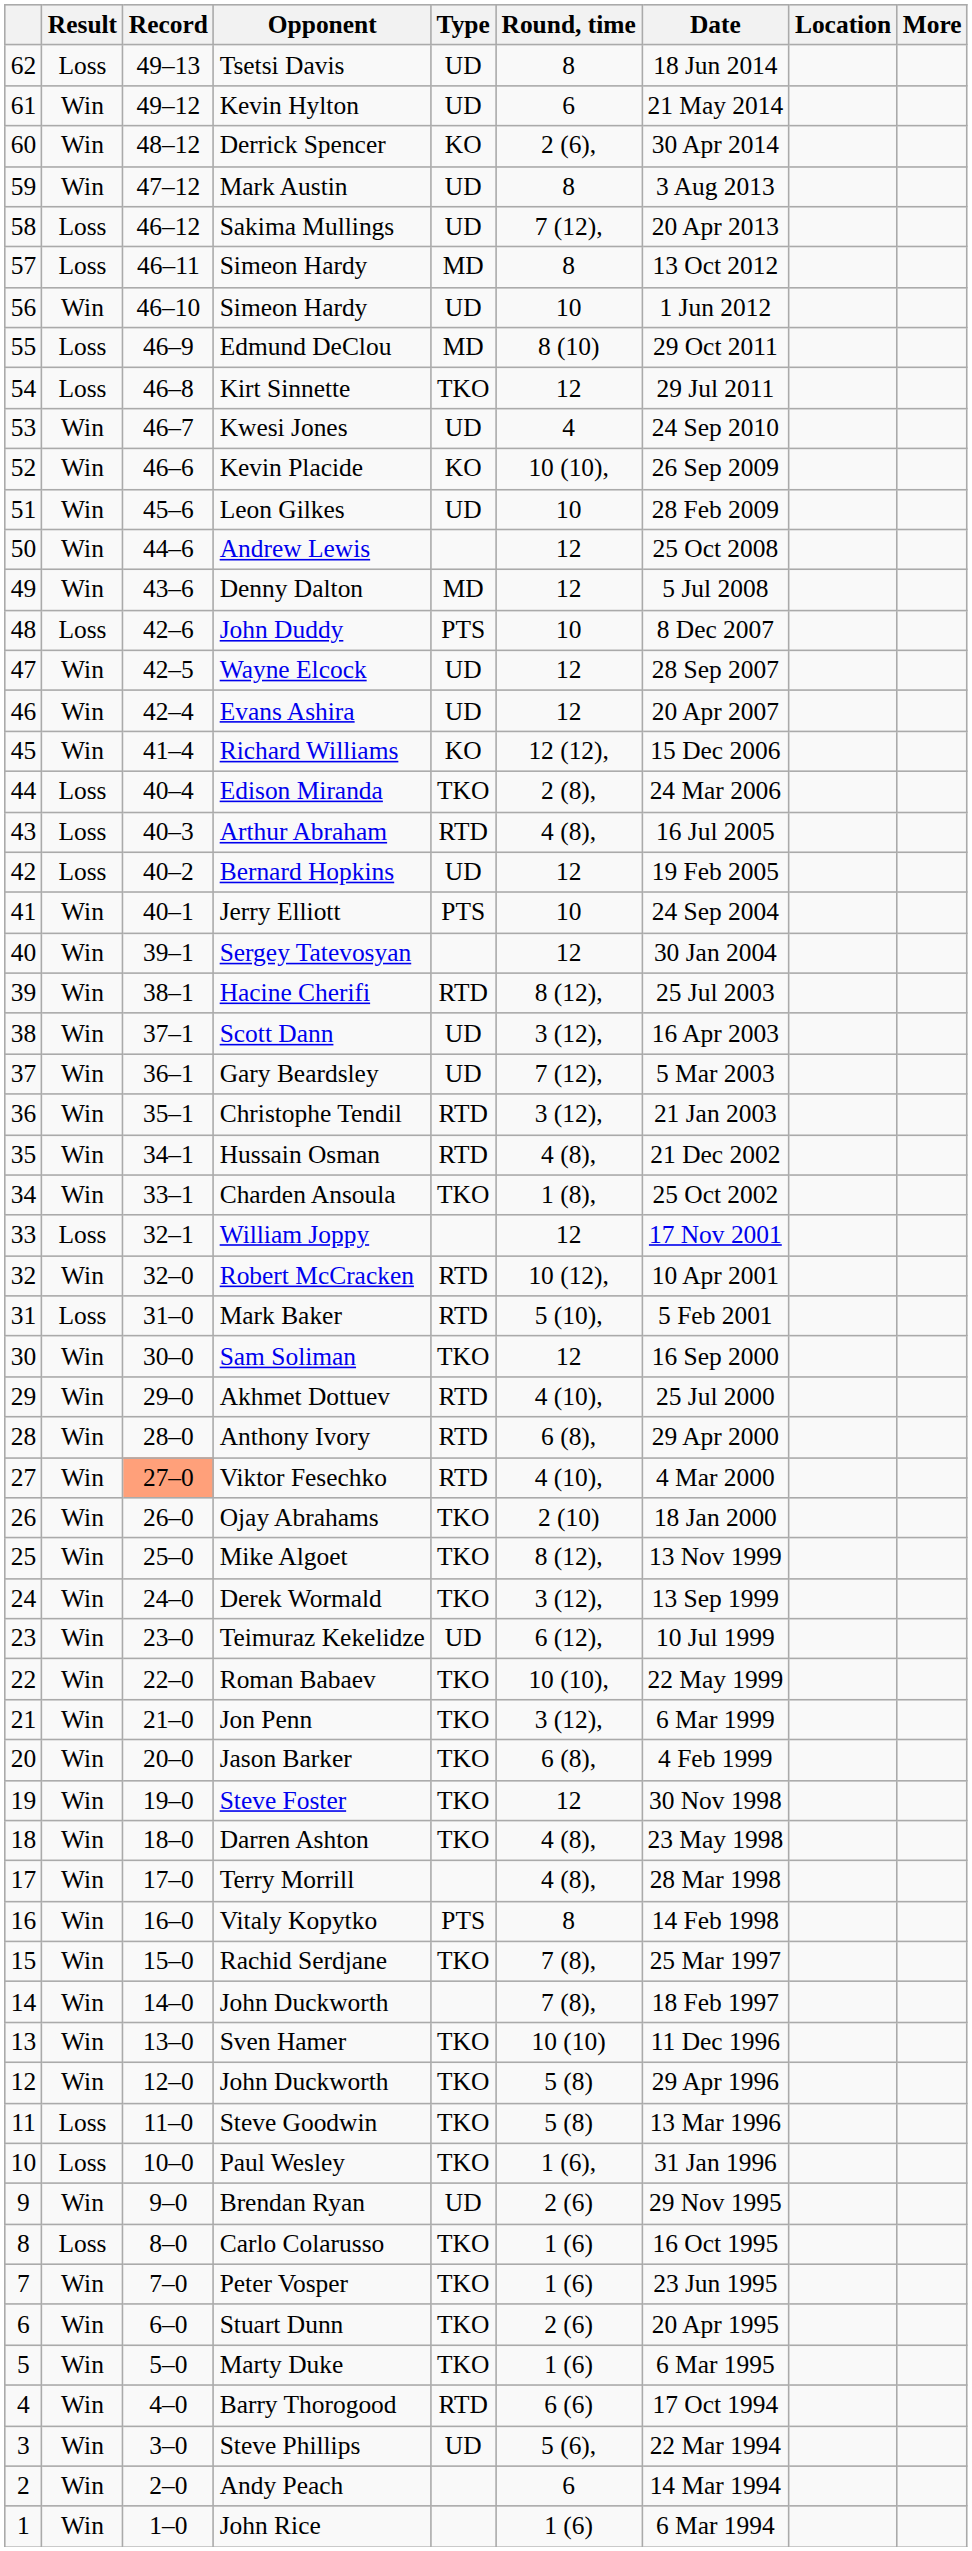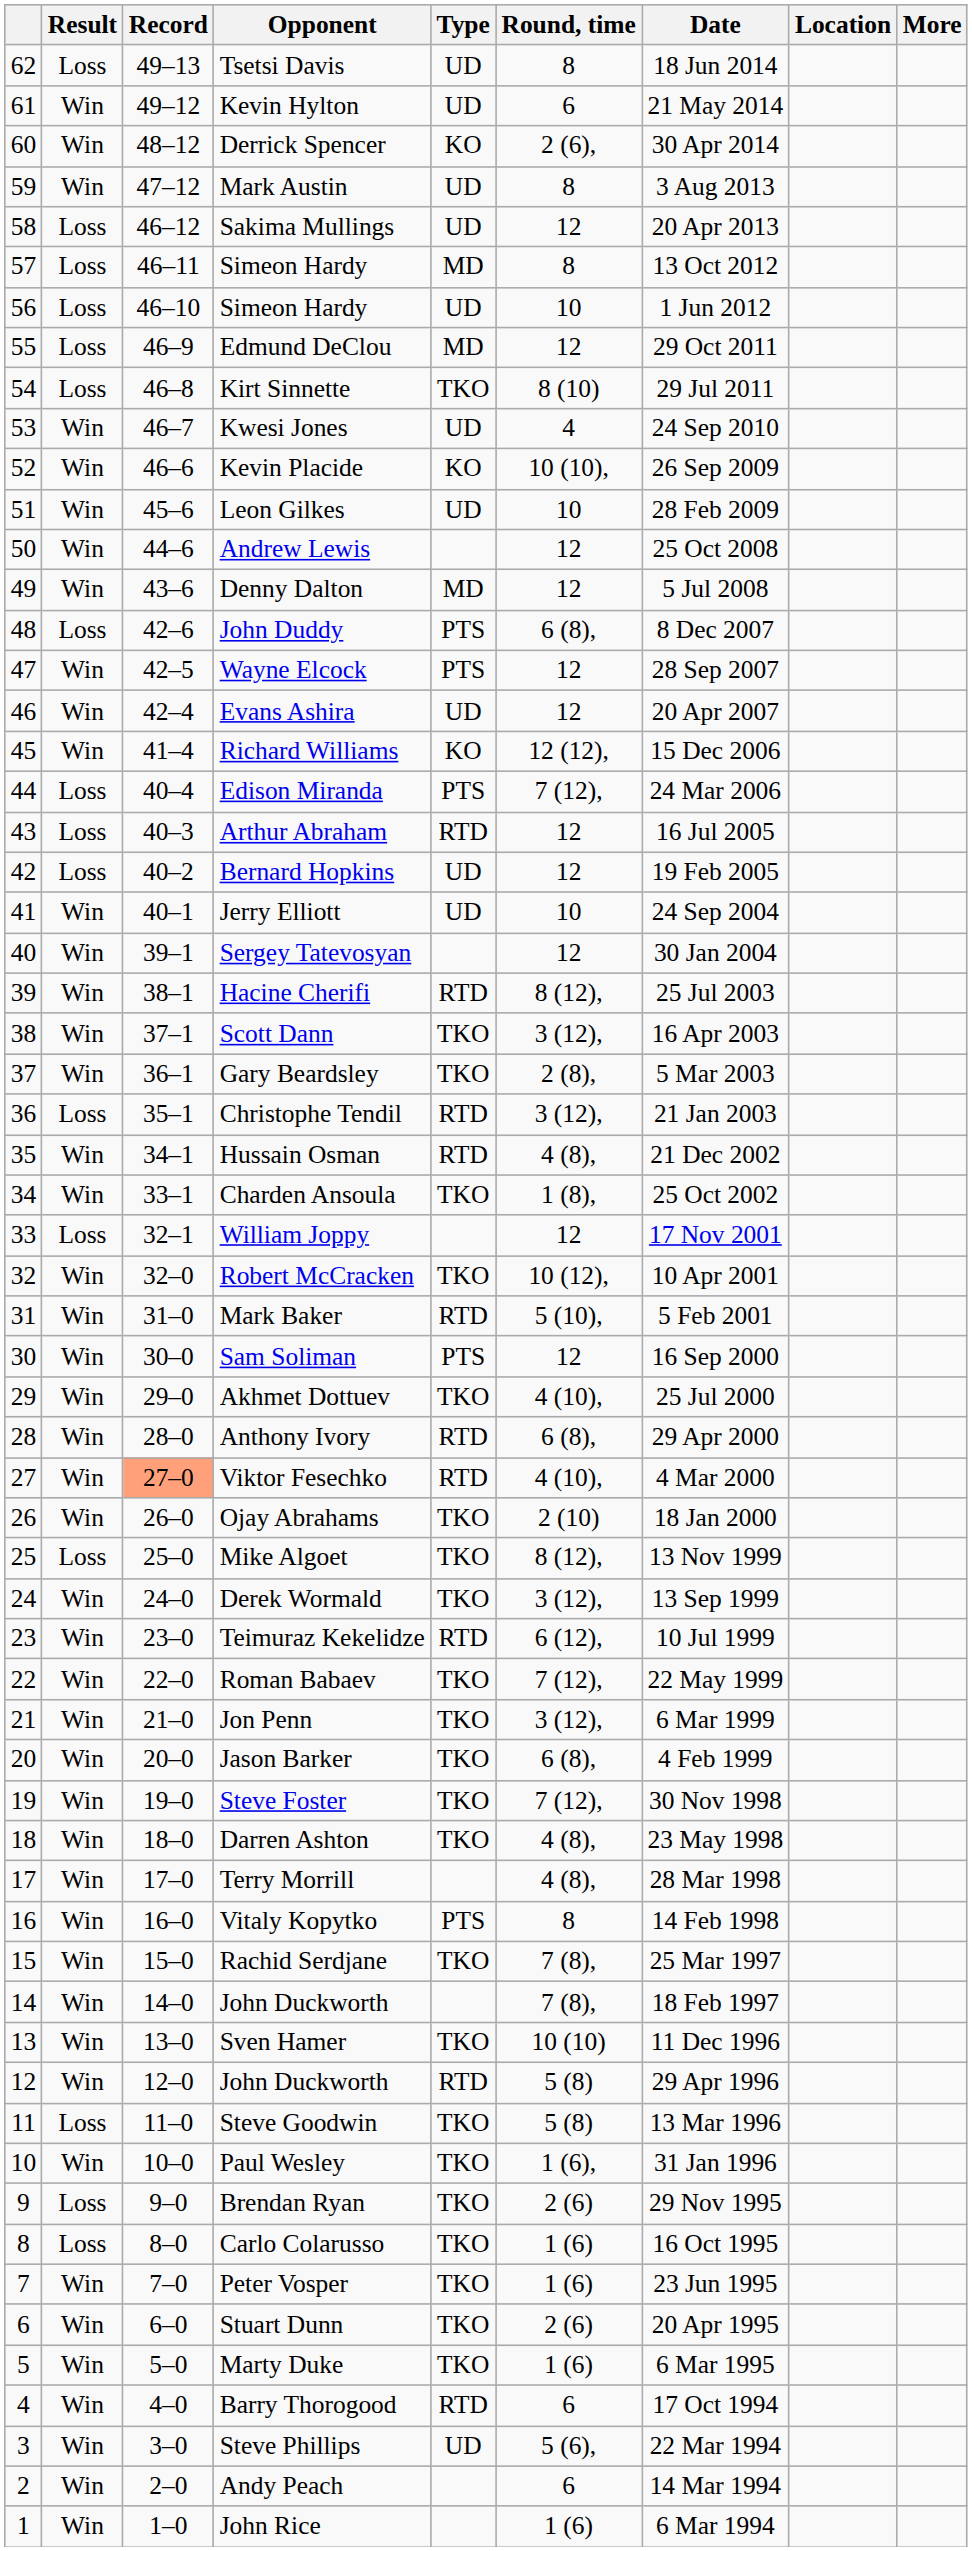(569, 226) 7 (12), -> (569, 226) 12
(82, 307) Win -> (82, 307) Loss
(569, 347) 8 (10) -> (569, 347) 12
(569, 387) 12 -> (569, 387) 8 (10)
(569, 629) 10 -> (569, 629) 6 (8),
(463, 670) UD -> (463, 670) PTS
(463, 791) TKO -> (463, 791) PTS
(569, 791) 2 (8), -> (569, 791) 7 (12),
(569, 831) 4 (8), -> (569, 831) 12
(463, 912) PTS -> (463, 912) UD
(463, 1033) UD -> (463, 1033) TKO
(463, 1073) UD -> (463, 1073) TKO
(569, 1073) 7 (12), -> (569, 1073) 2 (8),
(82, 1114) Win -> (82, 1114) Loss
(463, 1275) RTD -> (463, 1275) TKO
(82, 1315) Loss -> (82, 1315) Win
(463, 1356) TKO -> (463, 1356) PTS
(463, 1396) RTD -> (463, 1396) TKO
(82, 1557) Win -> (82, 1557) Loss
(463, 1638) UD -> (463, 1638) RTD
(569, 1678) 10 (10), -> (569, 1678) 7 (12),
(569, 1799) 12 -> (569, 1799) 7 (12),
(463, 2082) TKO -> (463, 2082) RTD
(82, 2163) Loss -> (82, 2163) Win
(82, 2203) Win -> (82, 2203) Loss
(463, 2203) UD -> (463, 2203) TKO
(569, 2405) 6 (6) -> (569, 2405) 6
